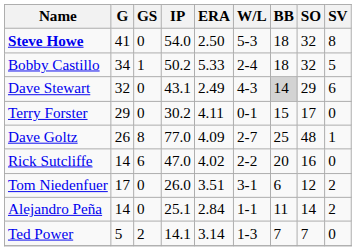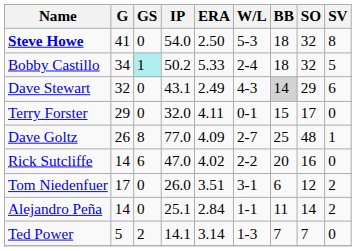(141, 64) no background -> (141, 64) paleturquoise background
(178, 112) 30.2 -> (178, 112) 32.0
